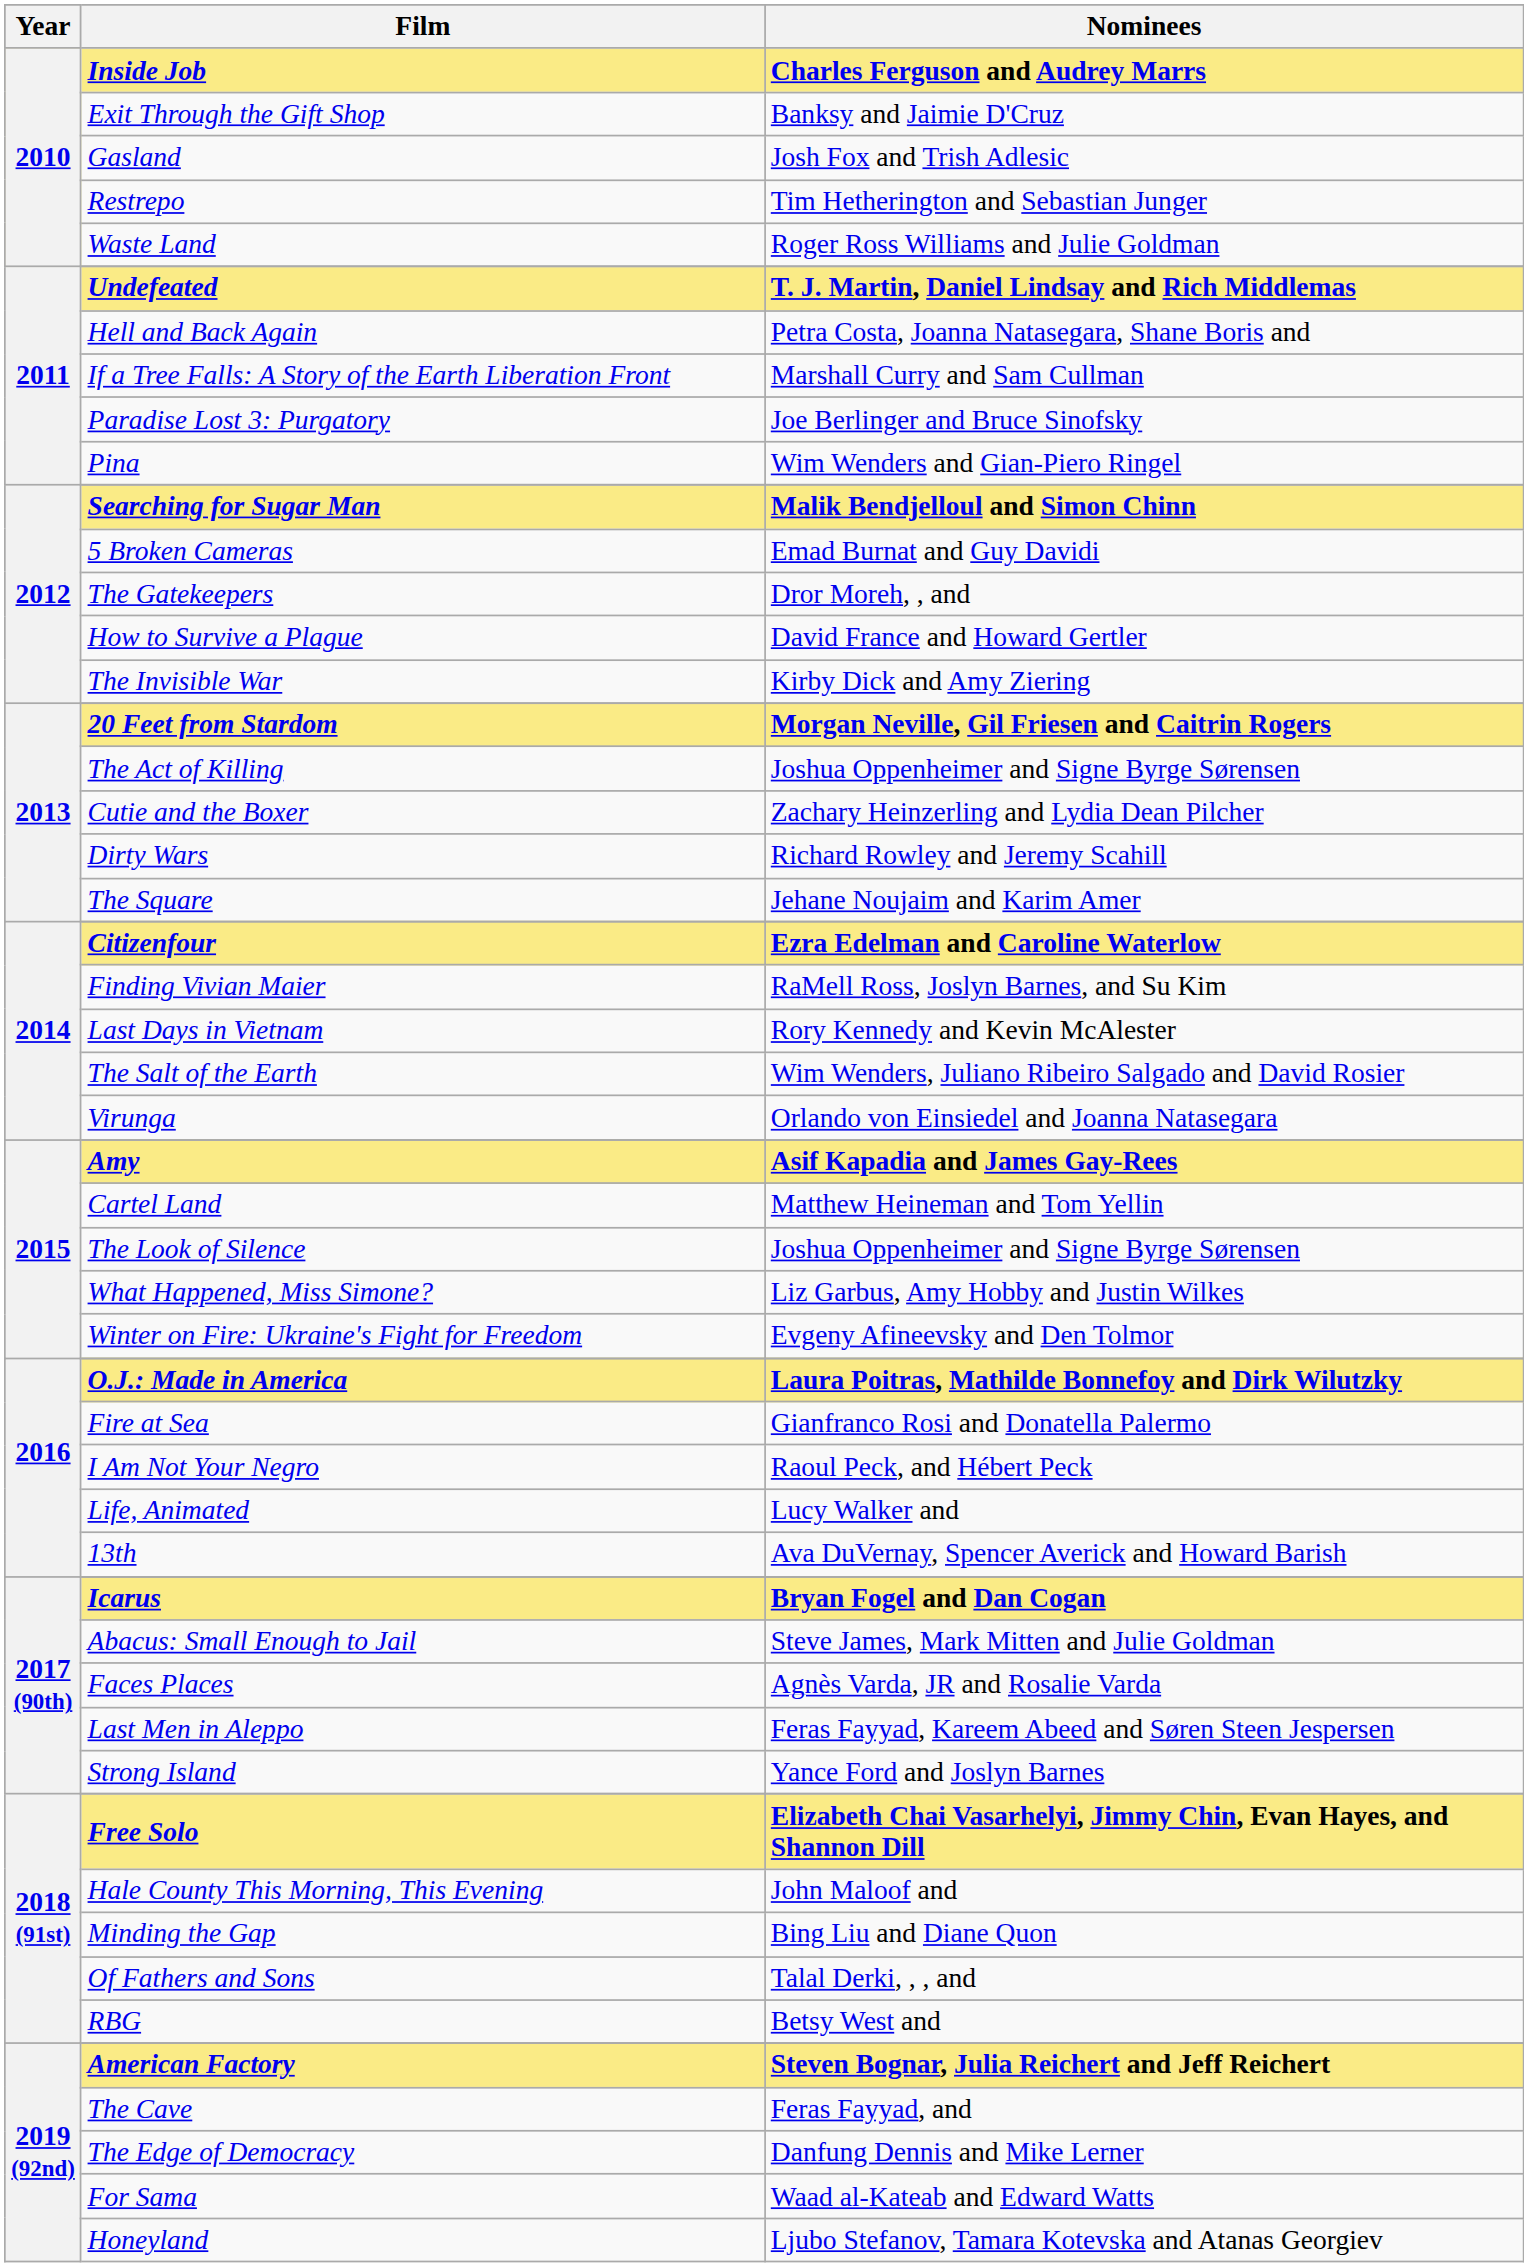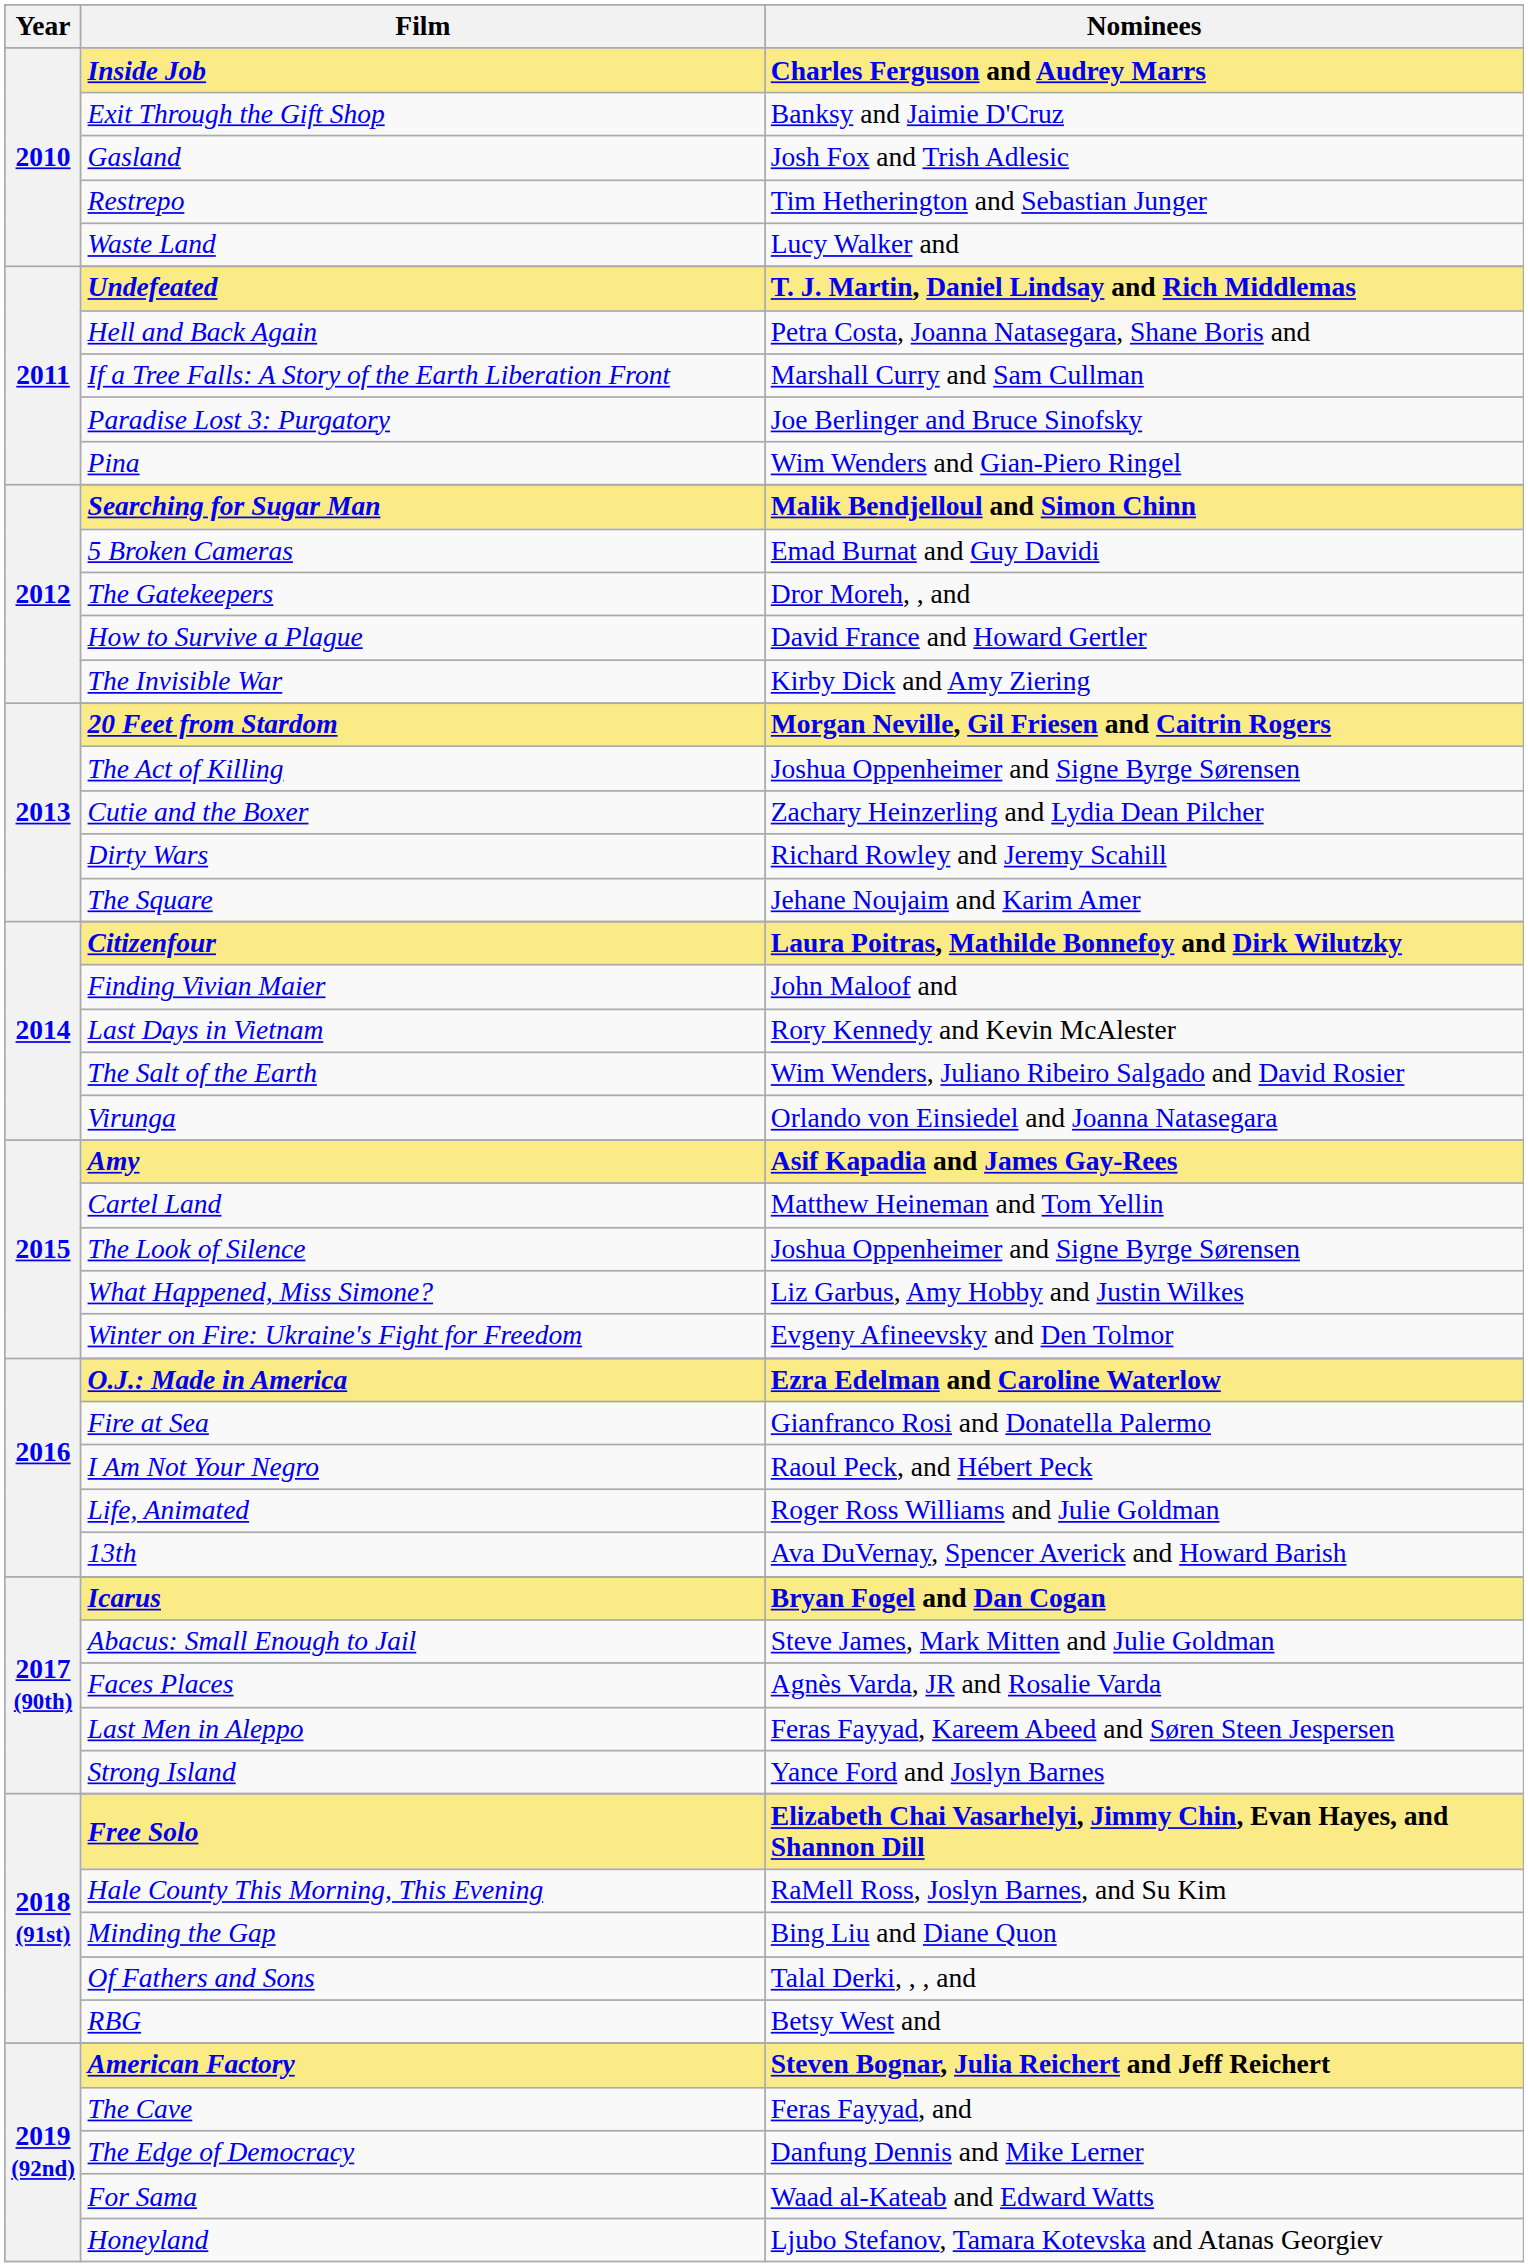(995, 244) Roger Ross Williams and Julie Goldman -> (865, 244) Lucy Walker and
(996, 942) Ezra Edelman and Caroline Waterlow -> (1086, 942) Laura Poitras, Mathilde Bonnefoy and Dirk Wilutzky
(999, 986) RaMell Ross, Joslyn Barnes, and Su Kim -> (864, 986) John Maloof and
(1086, 1379) Laura Poitras, Mathilde Bonnefoy and Dirk Wilutzky -> (996, 1379) Ezra Edelman and Caroline Waterlow
(865, 1510) Lucy Walker and -> (995, 1510) Roger Ross Williams and Julie Goldman
(864, 1890) John Maloof and -> (999, 1890) RaMell Ross, Joslyn Barnes, and Su Kim
